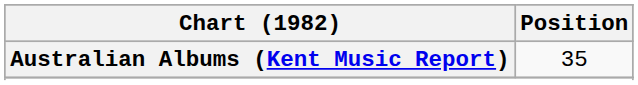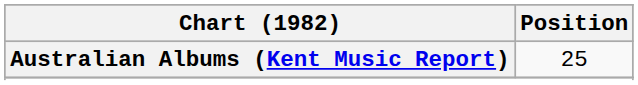(574, 60) 35 -> (574, 60) 25
